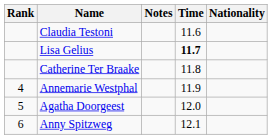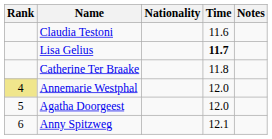columns swapped: (237, 13) <-> (159, 13)
(21, 87) no background -> (21, 87) khaki background
(191, 87) 11.9 -> (219, 87) 12.0
